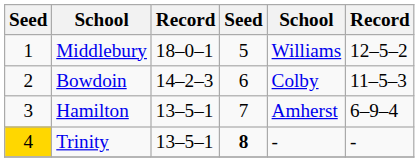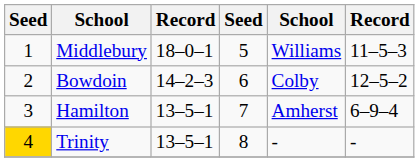(379, 50) 12–5–2 -> (379, 50) 11–5–3
(379, 80) 11–5–3 -> (379, 80) 12–5–2
(244, 141) bold -> (244, 141) normal
